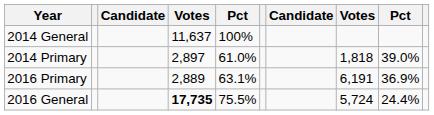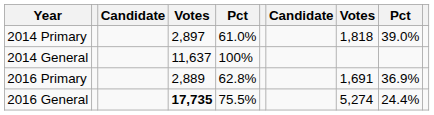rows swapped: (47, 57) <-> (48, 36)
(238, 79) 63.1% -> (238, 79) 62.8%
(356, 79) 6,191 -> (356, 79) 1,691
(356, 100) 5,724 -> (356, 100) 5,274
